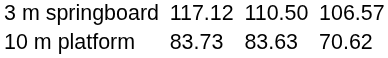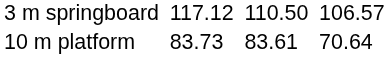(271, 42) 83.63 -> (271, 42) 83.61
(346, 42) 70.62 -> (346, 42) 70.64
